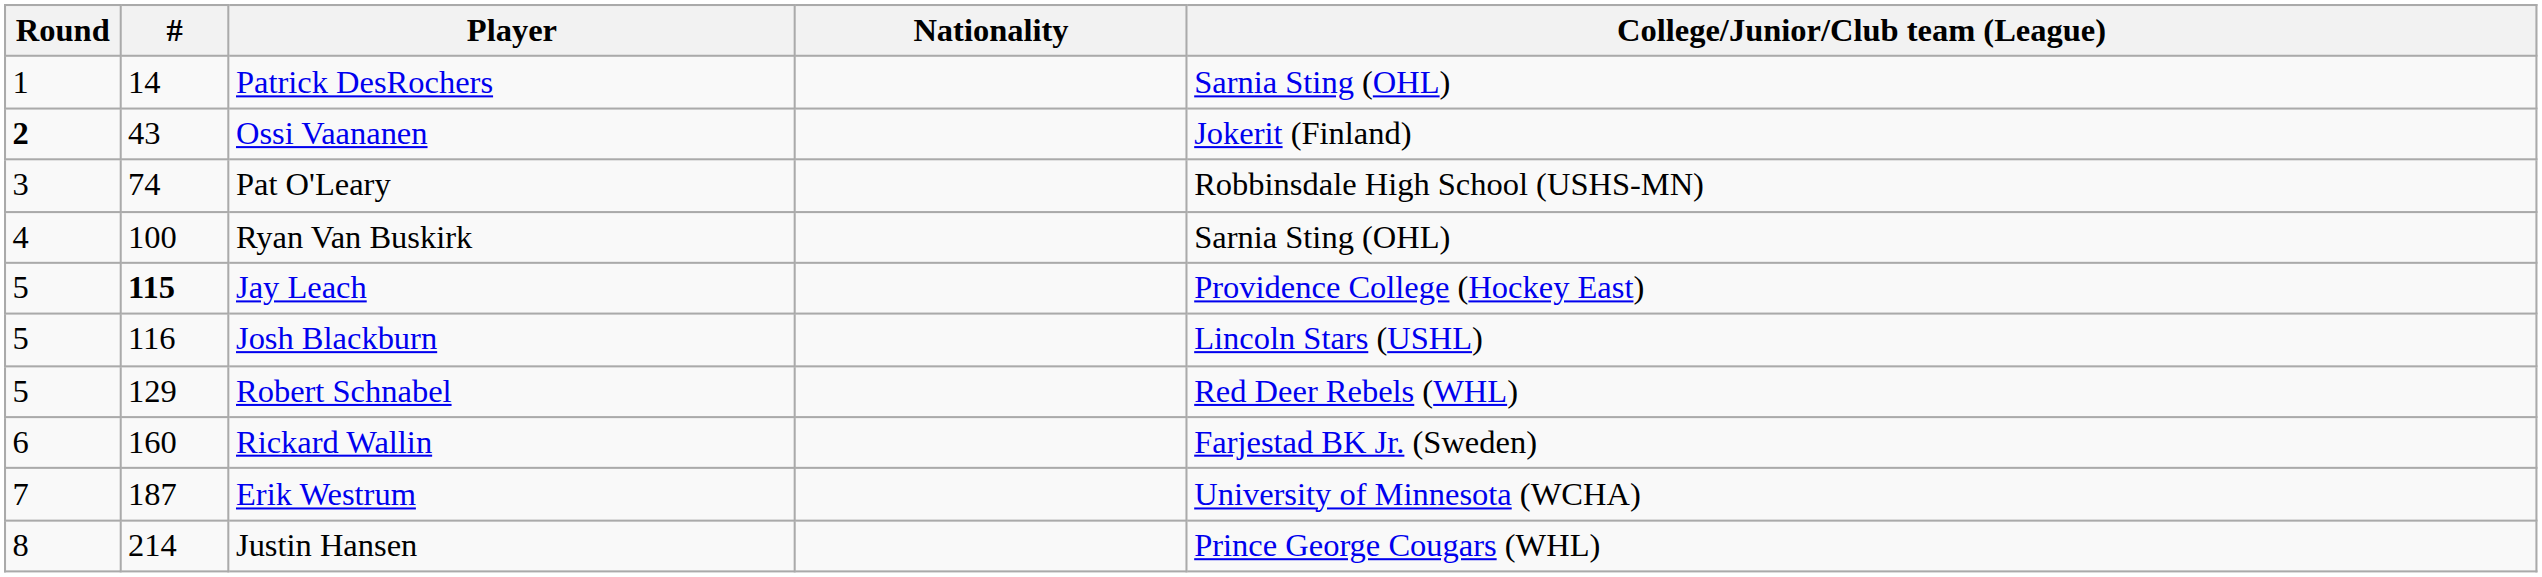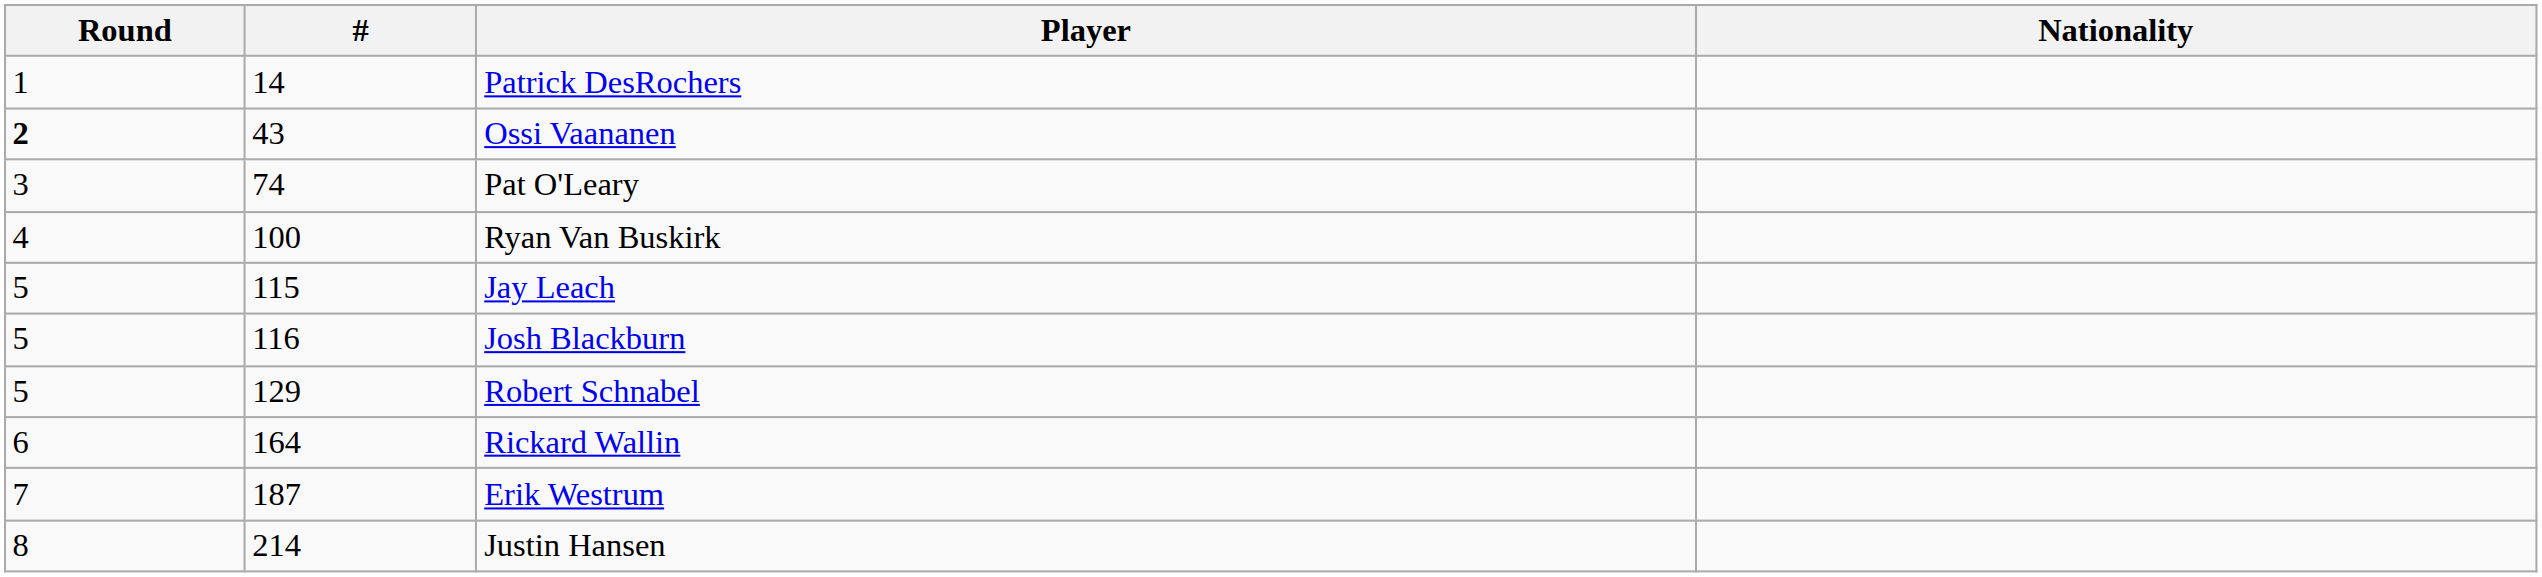- column: (1862, 30)
(152, 287) bold -> (276, 287) normal
(152, 442) 160 -> (277, 442) 164
